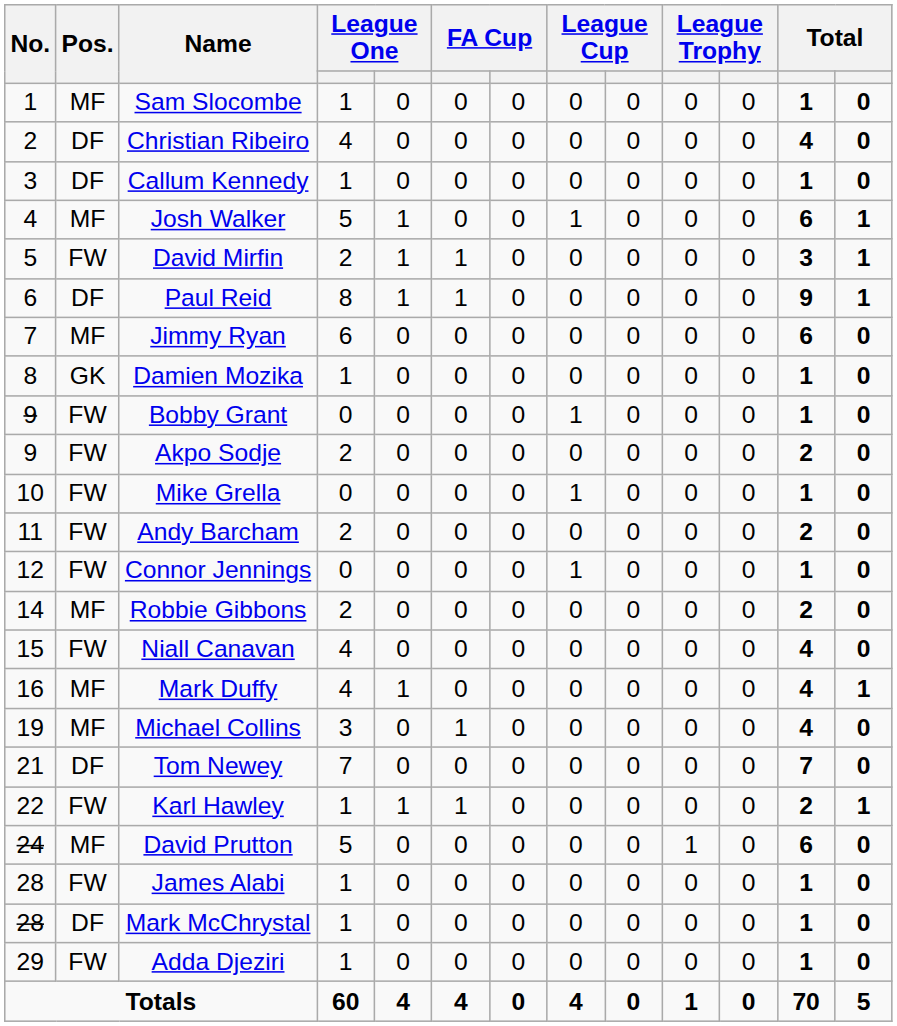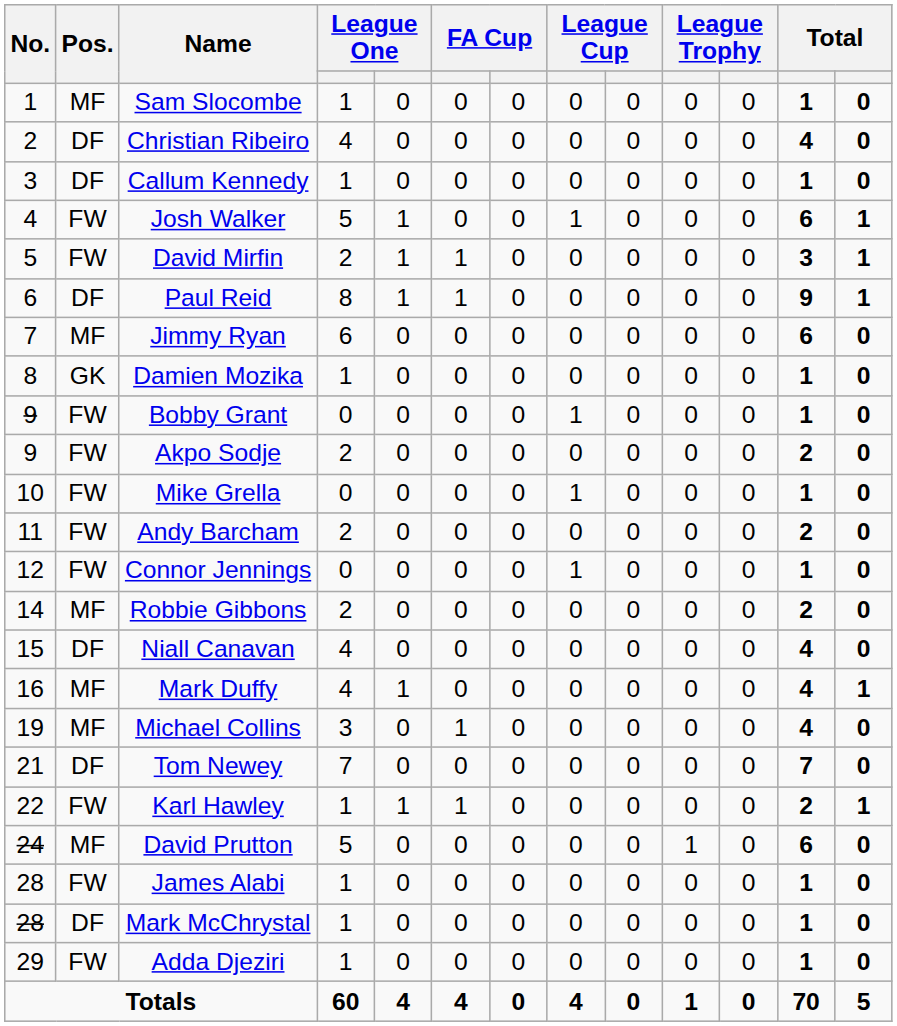(88, 219) MF -> (88, 219) FW
(88, 649) FW -> (88, 649) DF
